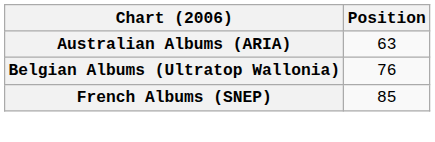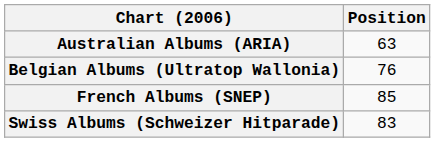+ row: (174, 124)
